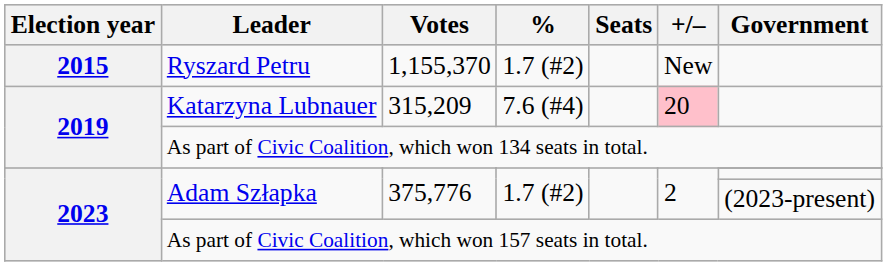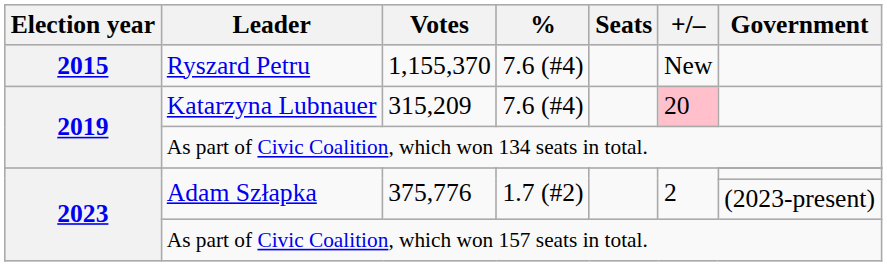(543, 65) 1.7 (#2) -> (543, 65) 7.6 (#4)
